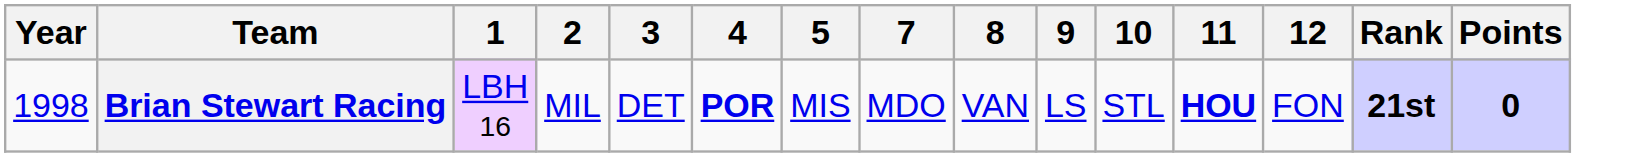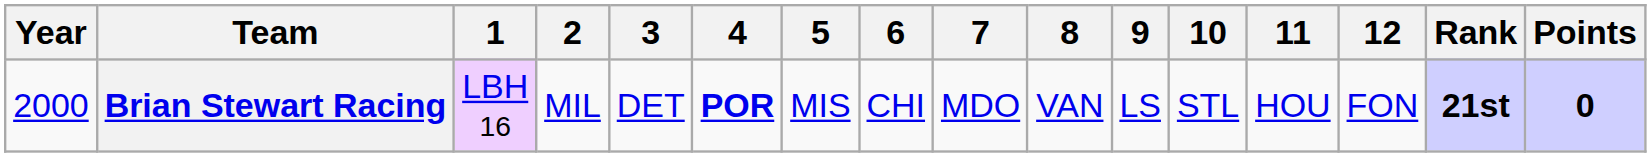+ column: (896, 32)
(51, 105) 1998 -> (51, 105) 2000
(1218, 105) bold -> (1293, 105) normal
